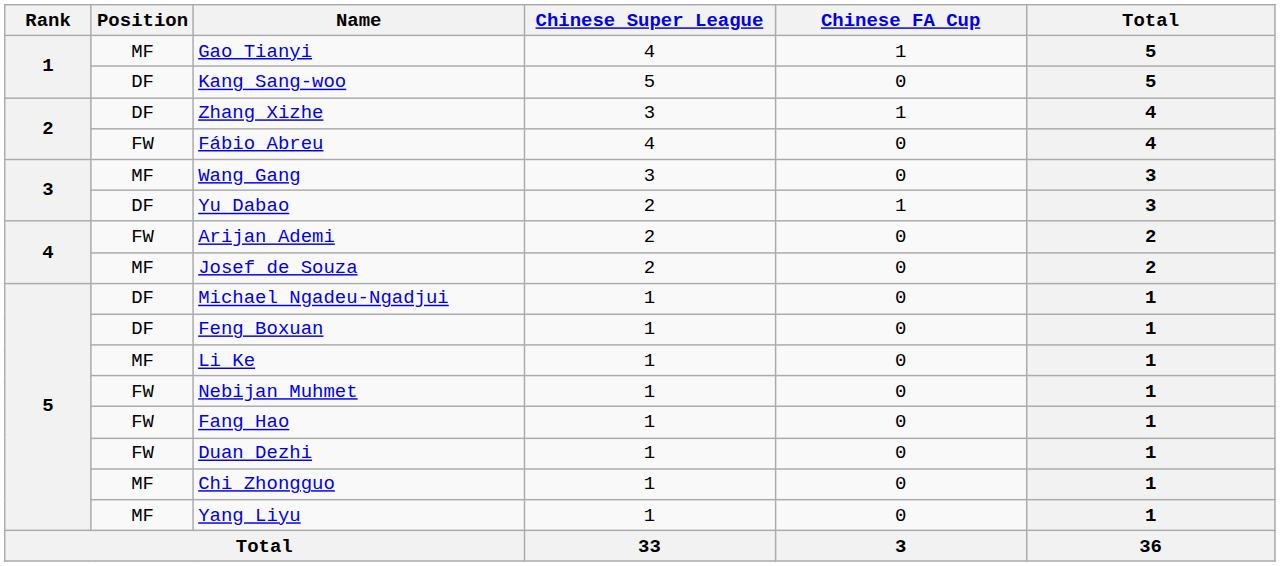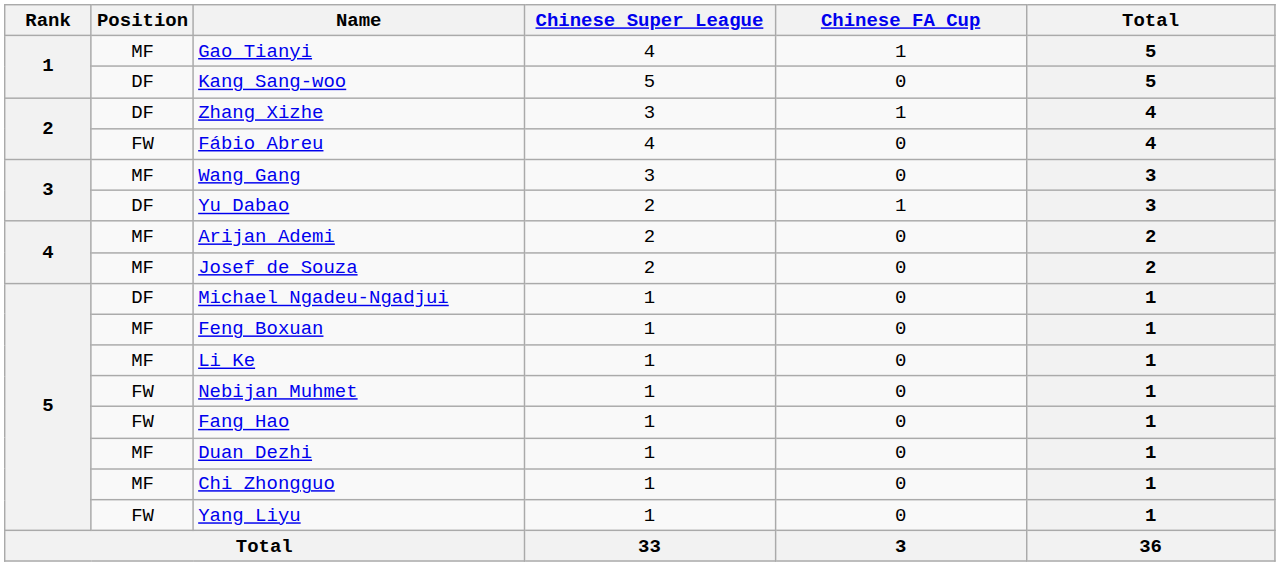(143, 237) FW -> (143, 237) MF
(143, 330) DF -> (143, 330) MF
(143, 453) FW -> (143, 453) MF
(143, 515) MF -> (143, 515) FW
